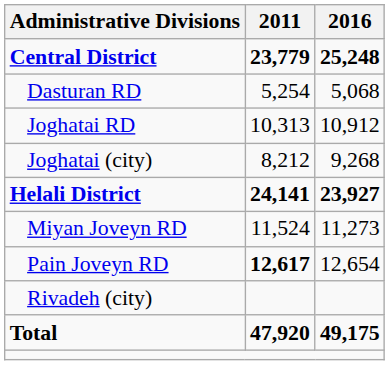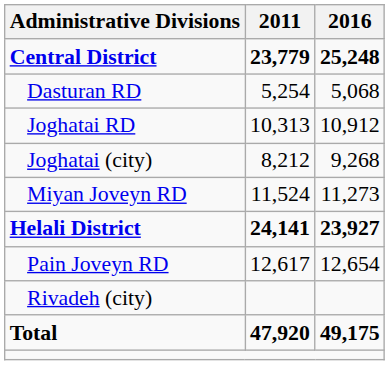rows swapped: (75, 194) <-> (107, 228)
(280, 263) bold -> (280, 263) normal
